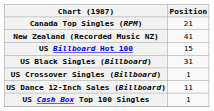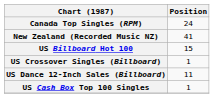(188, 23) 21 -> (188, 23) 24
- row: (86, 62)
